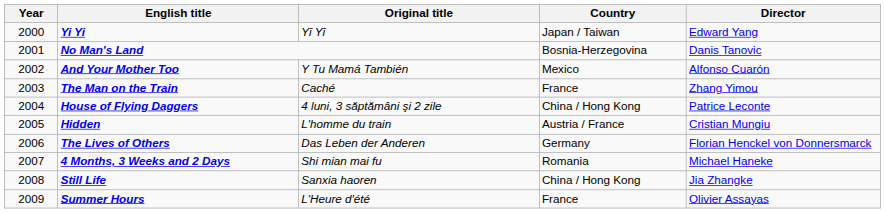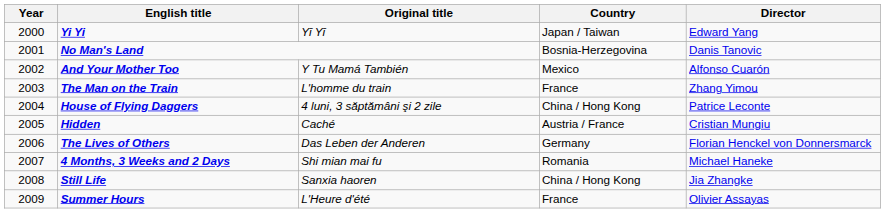(318, 87) Caché -> (346, 87) L'homme du train
(346, 124) L'homme du train -> (318, 124) Caché
